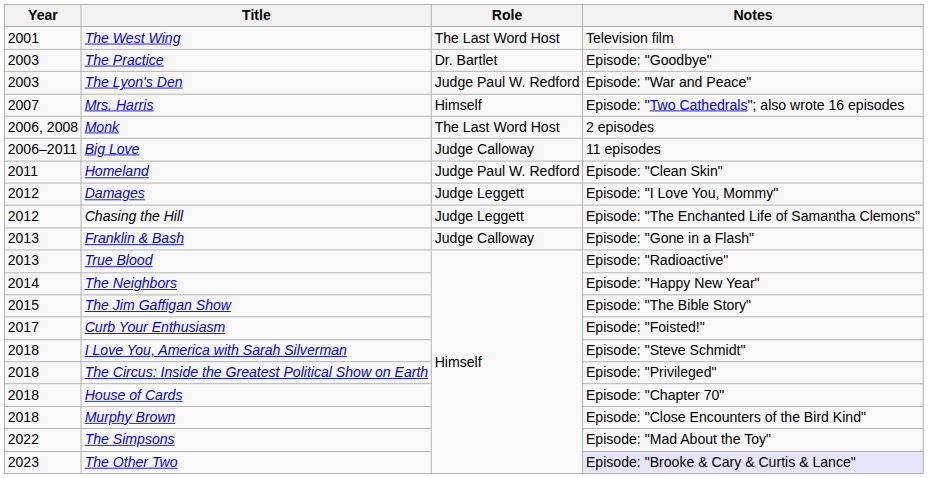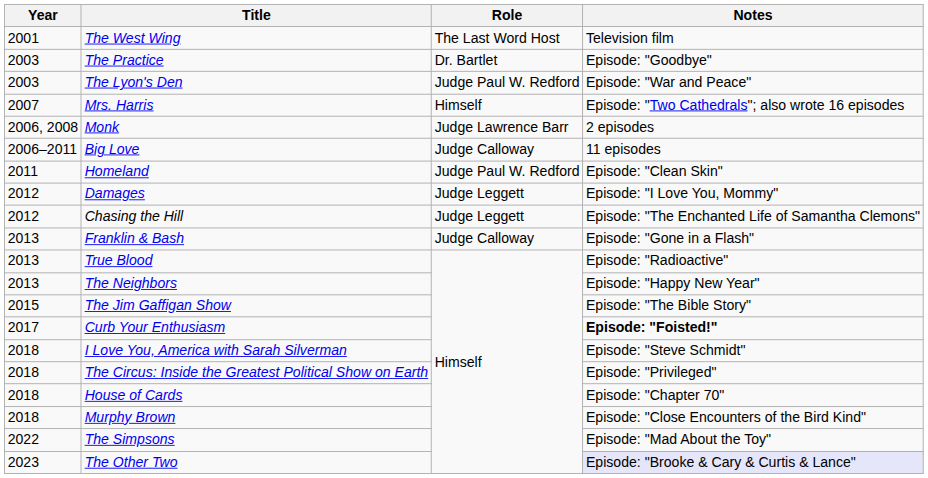(497, 127) The Last Word Host -> (502, 127) Judge Lawrence Barr
(23, 283) 2014 -> (23, 283) 2013
(645, 328) normal -> (652, 328) bold
